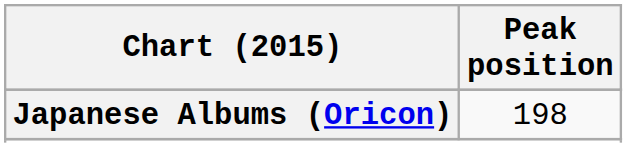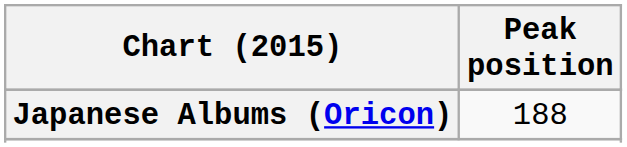(540, 115) 198 -> (540, 115) 188
